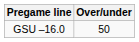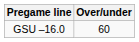(104, 29) 50 -> (104, 29) 60
